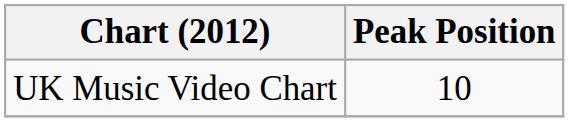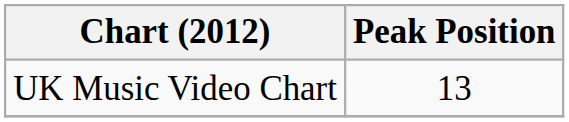(454, 87) 10 -> (454, 87) 13
